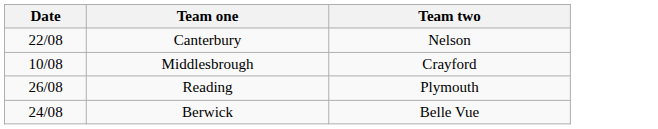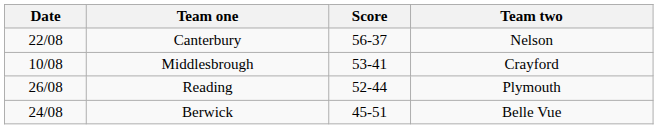+ column: (370, 16)
